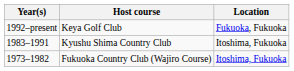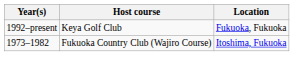- row: (116, 43)
